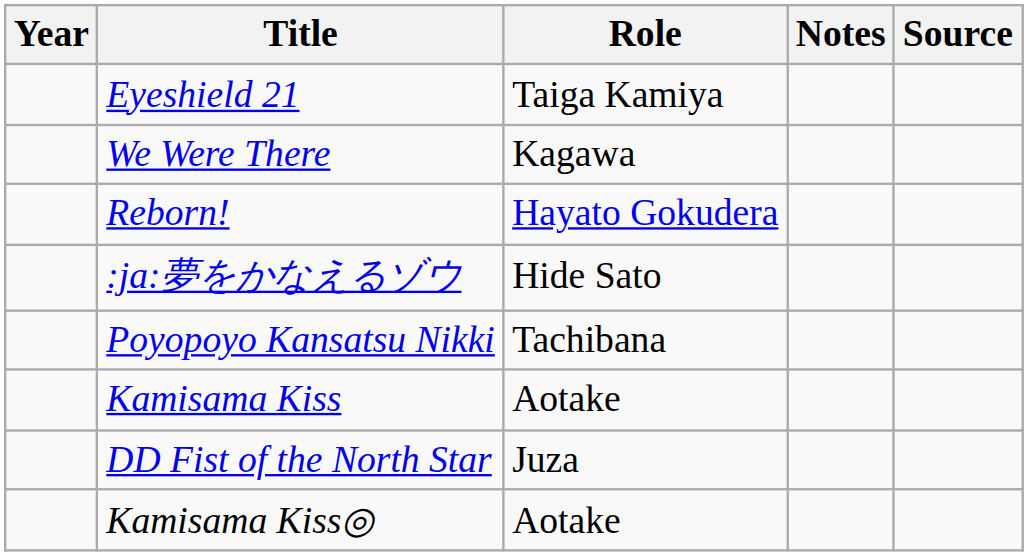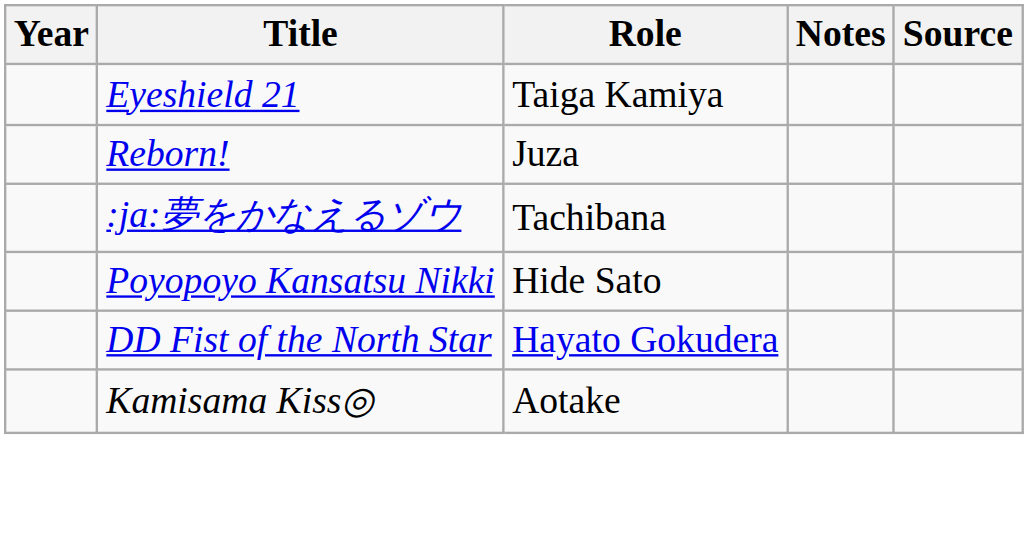- row: (218, 153)
(645, 213) Hayato Gokudera -> (546, 153) Juza
(587, 276) Hide Sato -> (589, 216) Tachibana
(589, 339) Tachibana -> (587, 279) Hide Sato
- row: (224, 399)
(546, 458) Juza -> (645, 339) Hayato Gokudera
